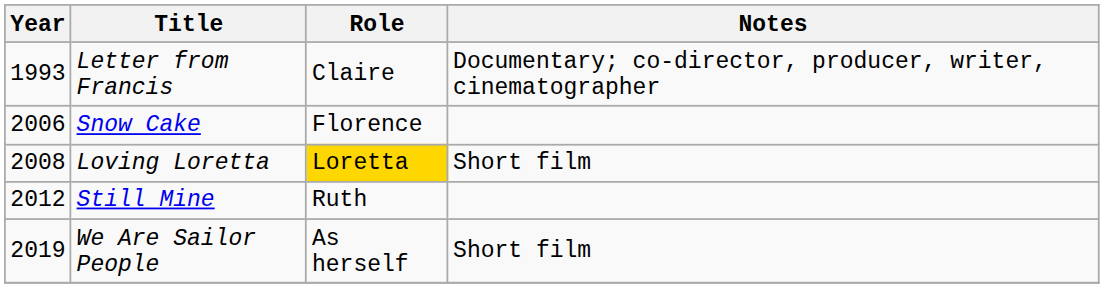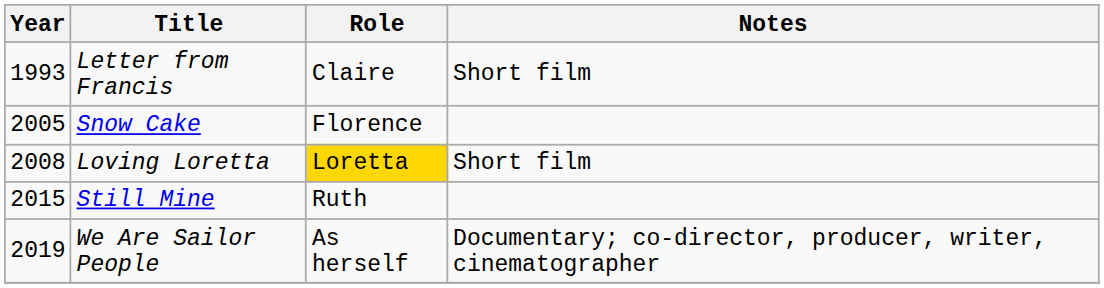(750, 74) Documentary; co-director, producer, writer, cinematographer -> (522, 74) Short film
(38, 125) 2006 -> (38, 125) 2005
(38, 200) 2012 -> (38, 200) 2015
(522, 251) Short film -> (750, 251) Documentary; co-director, producer, writer, cinematographer
